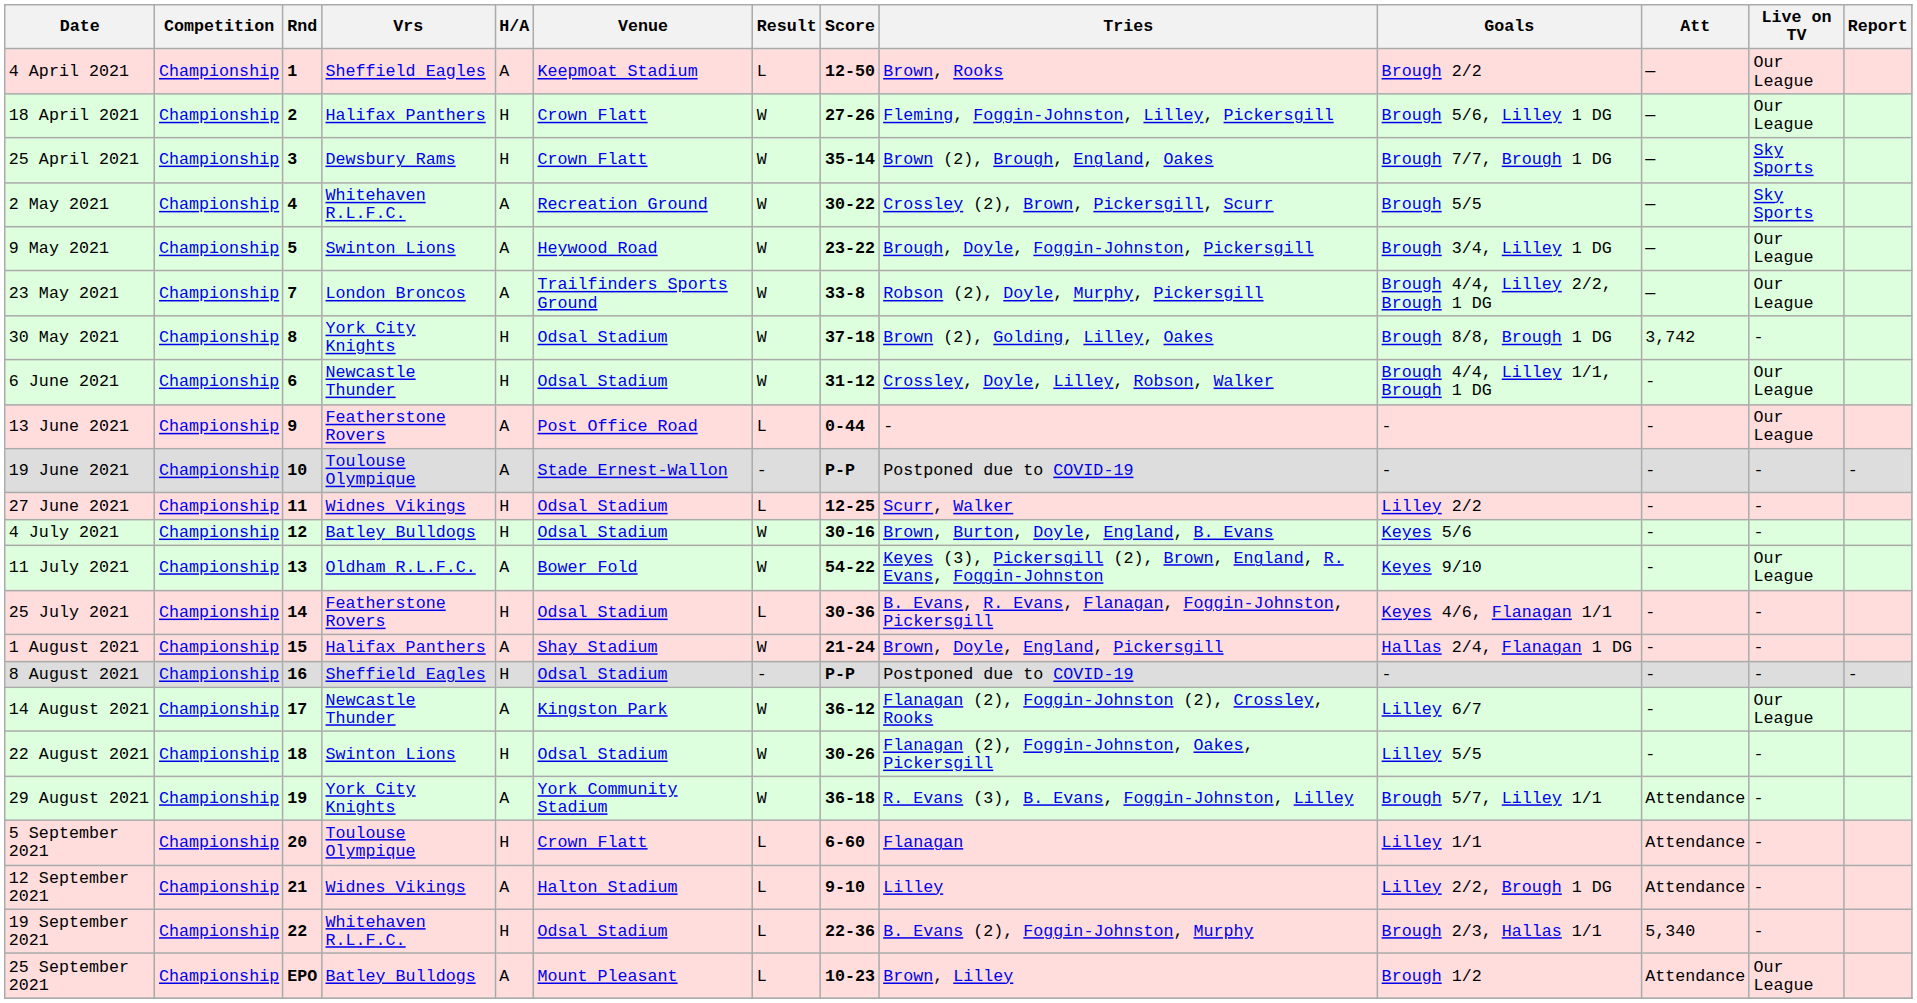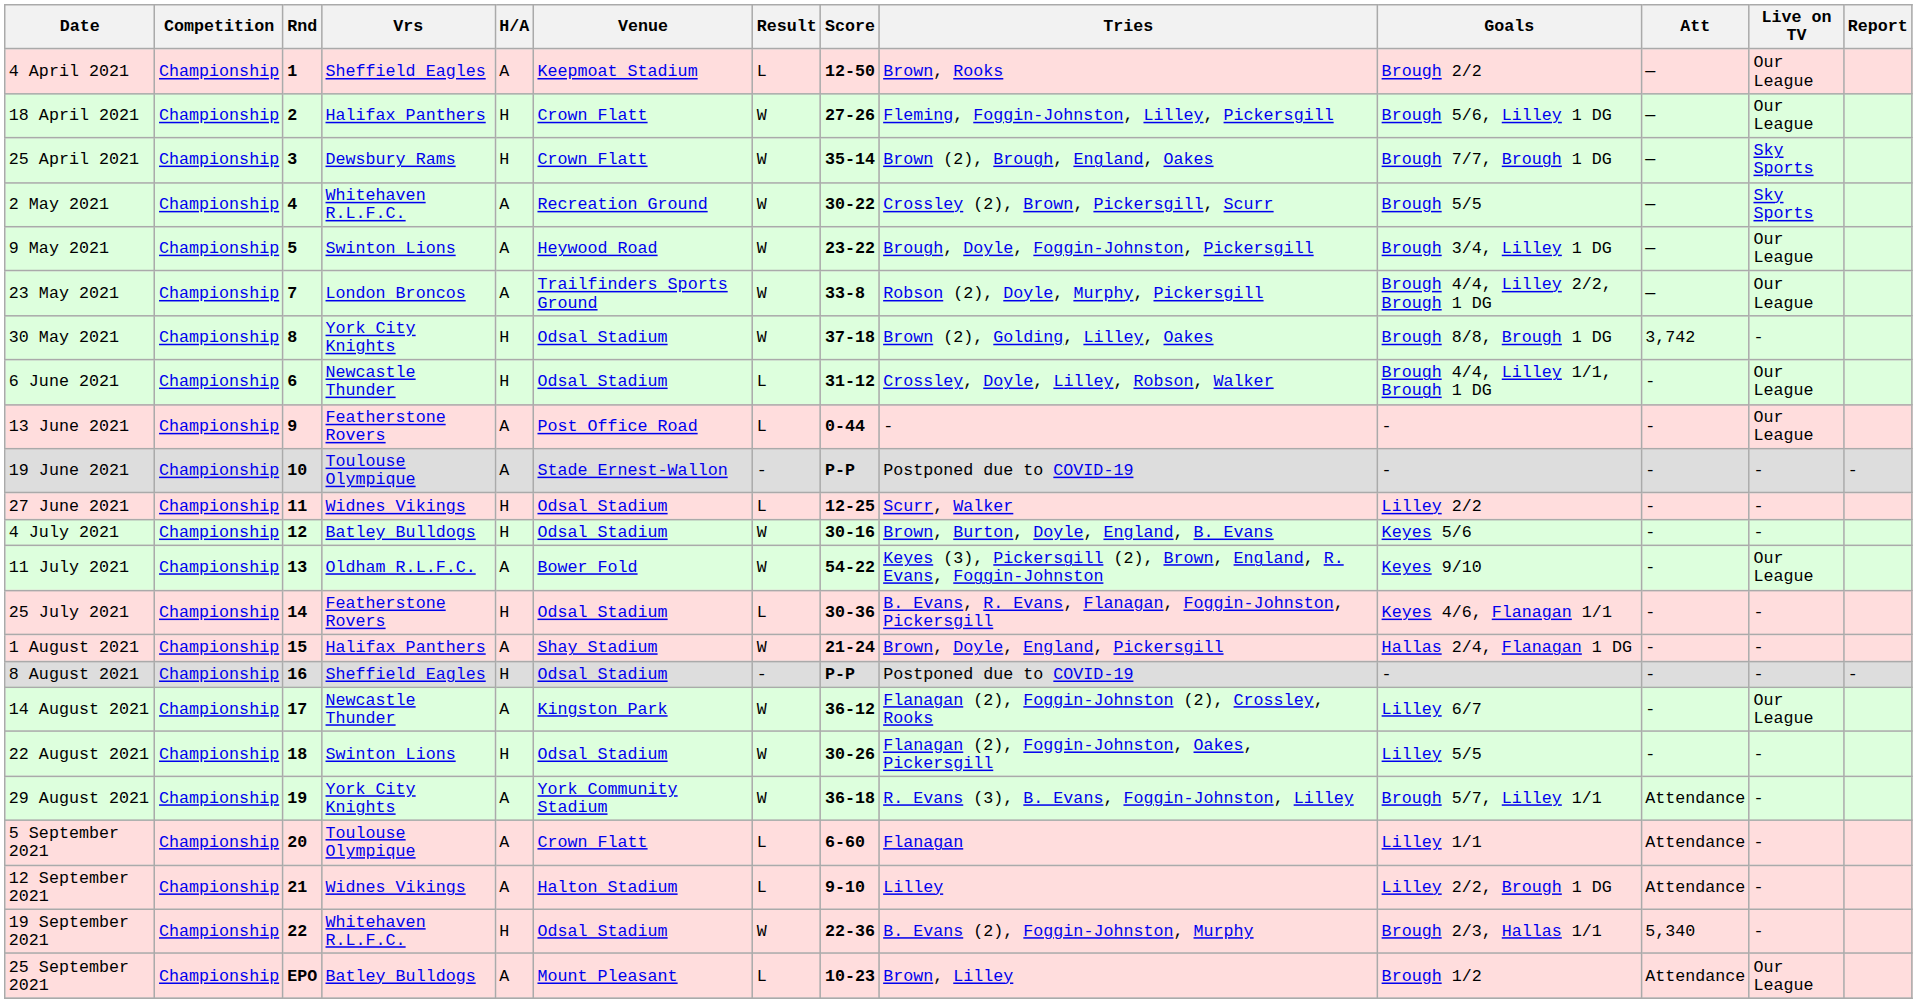(762, 382) W -> (762, 382) L
(504, 843) H -> (504, 843) A
(762, 931) L -> (762, 931) W
